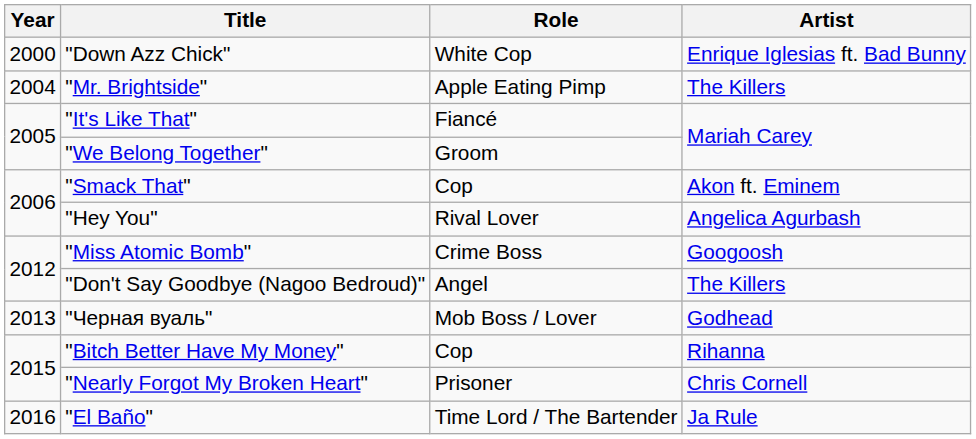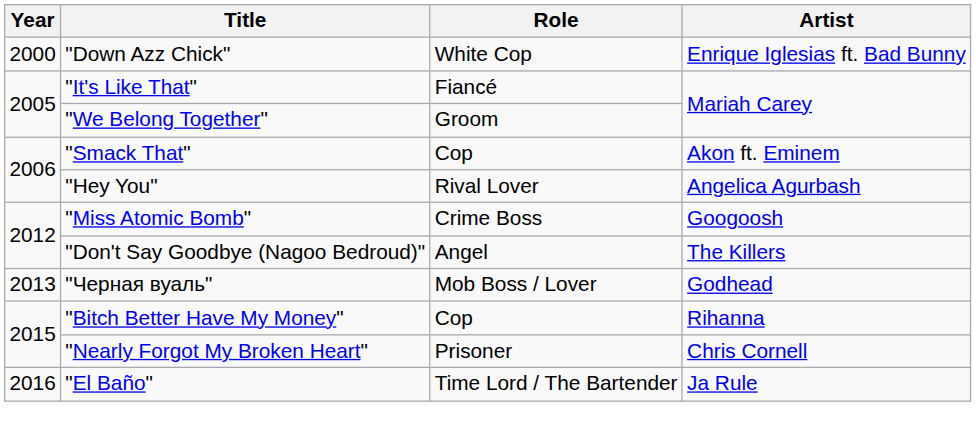- row: (136, 86)
